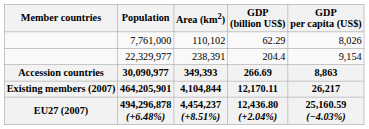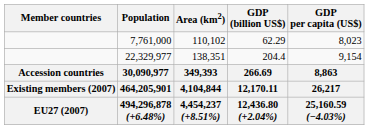(350, 40) 8,026 -> (350, 40) 8,023
(209, 56) 238,391 -> (209, 56) 138,351
